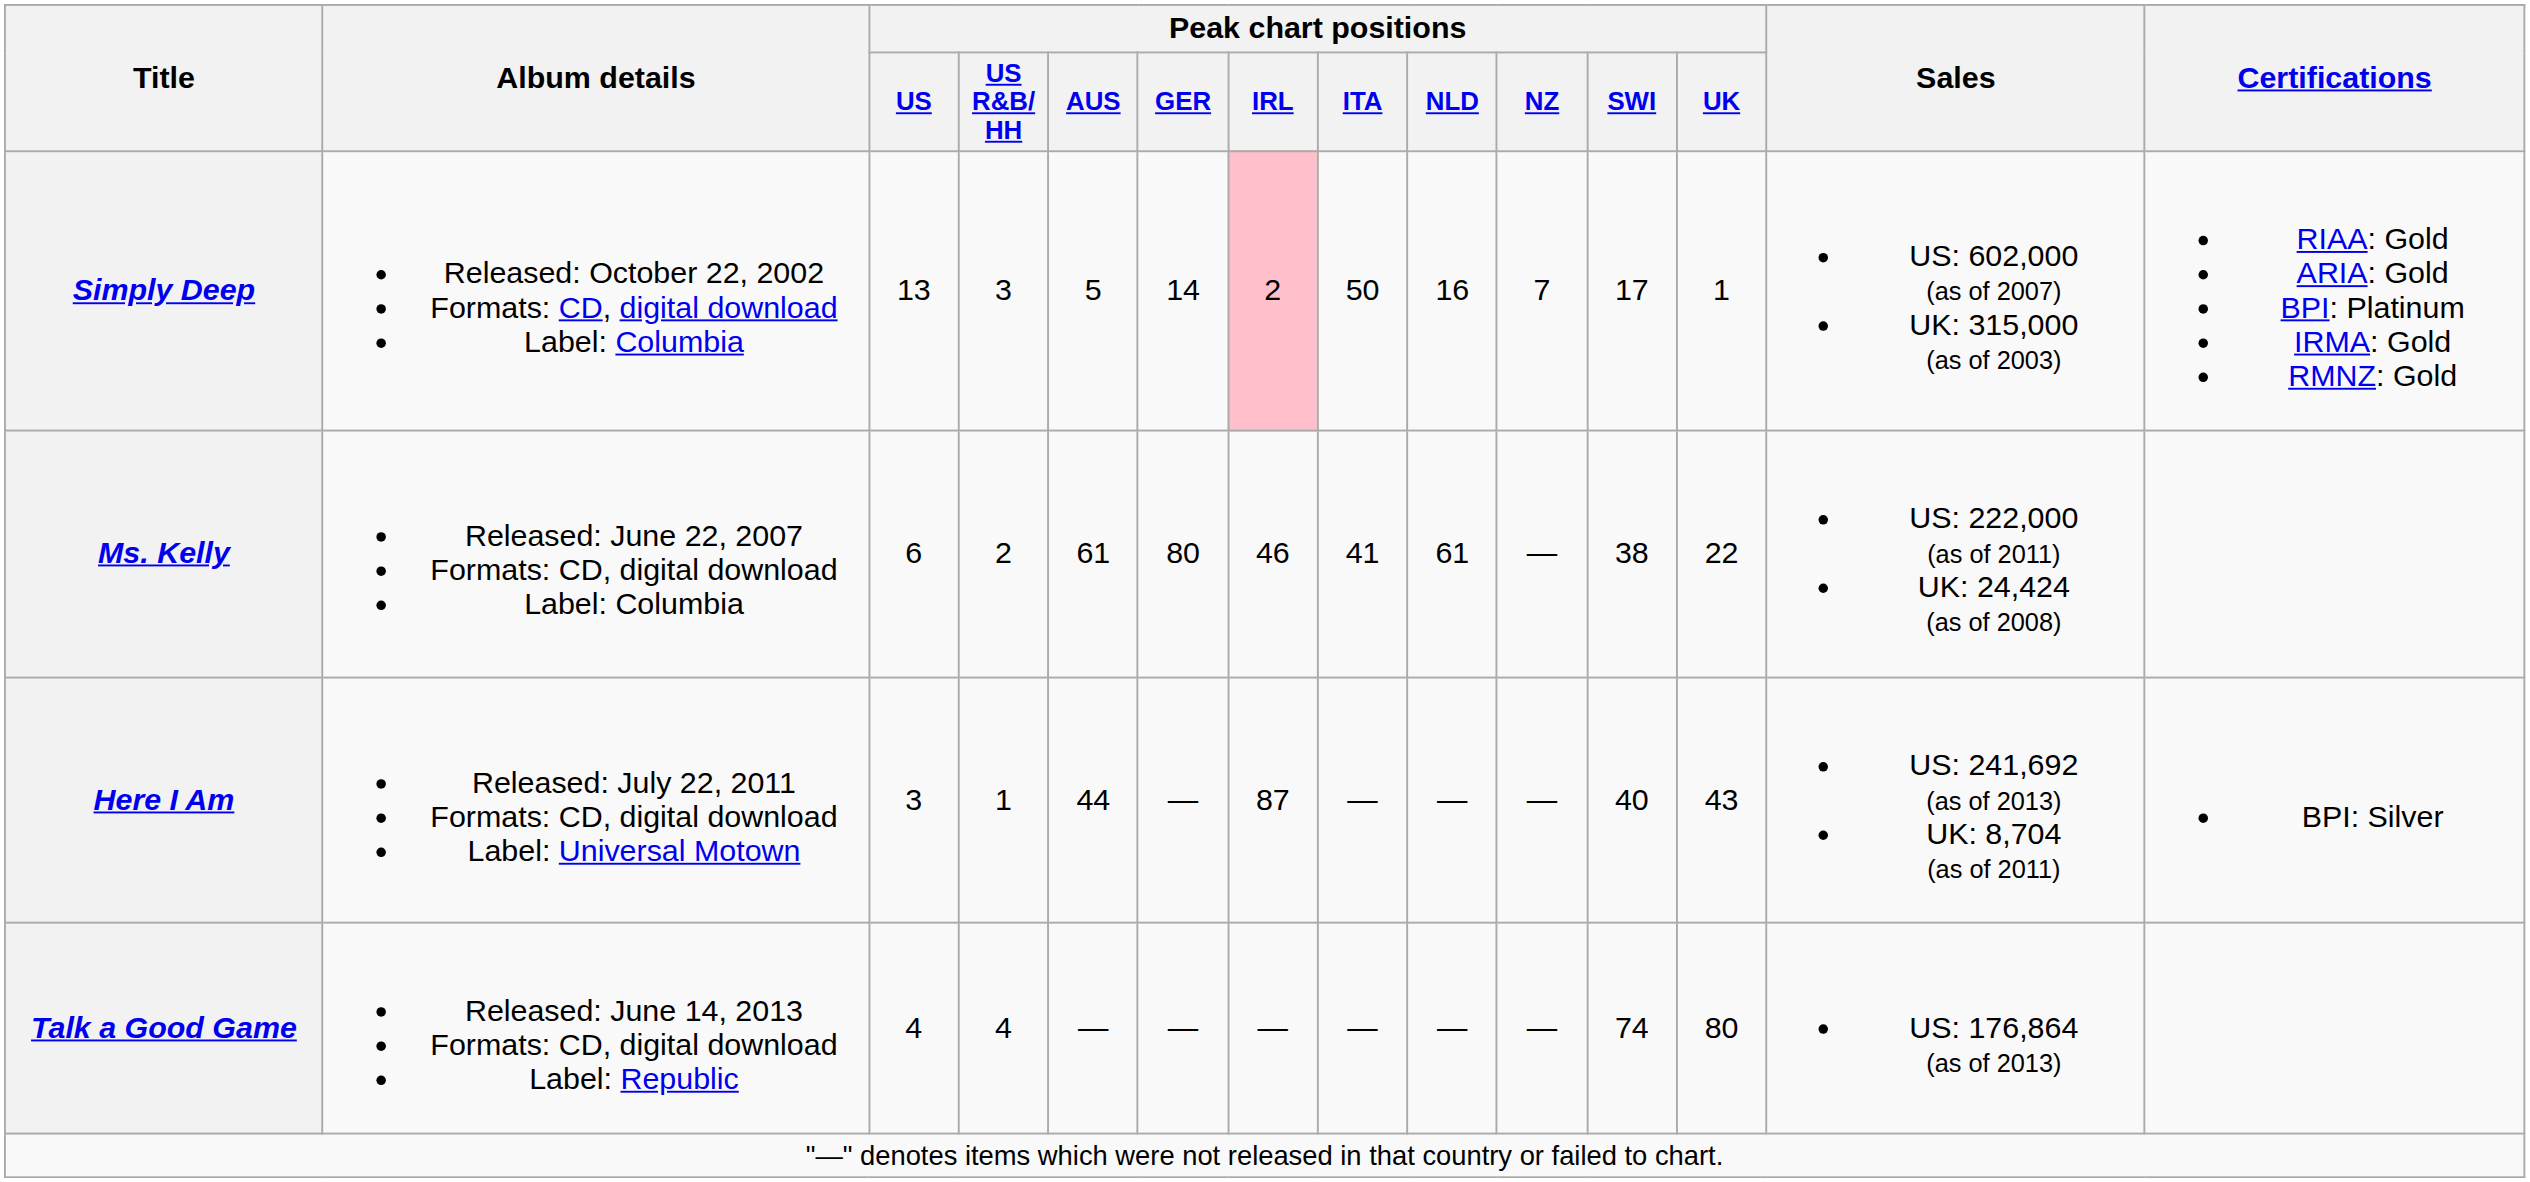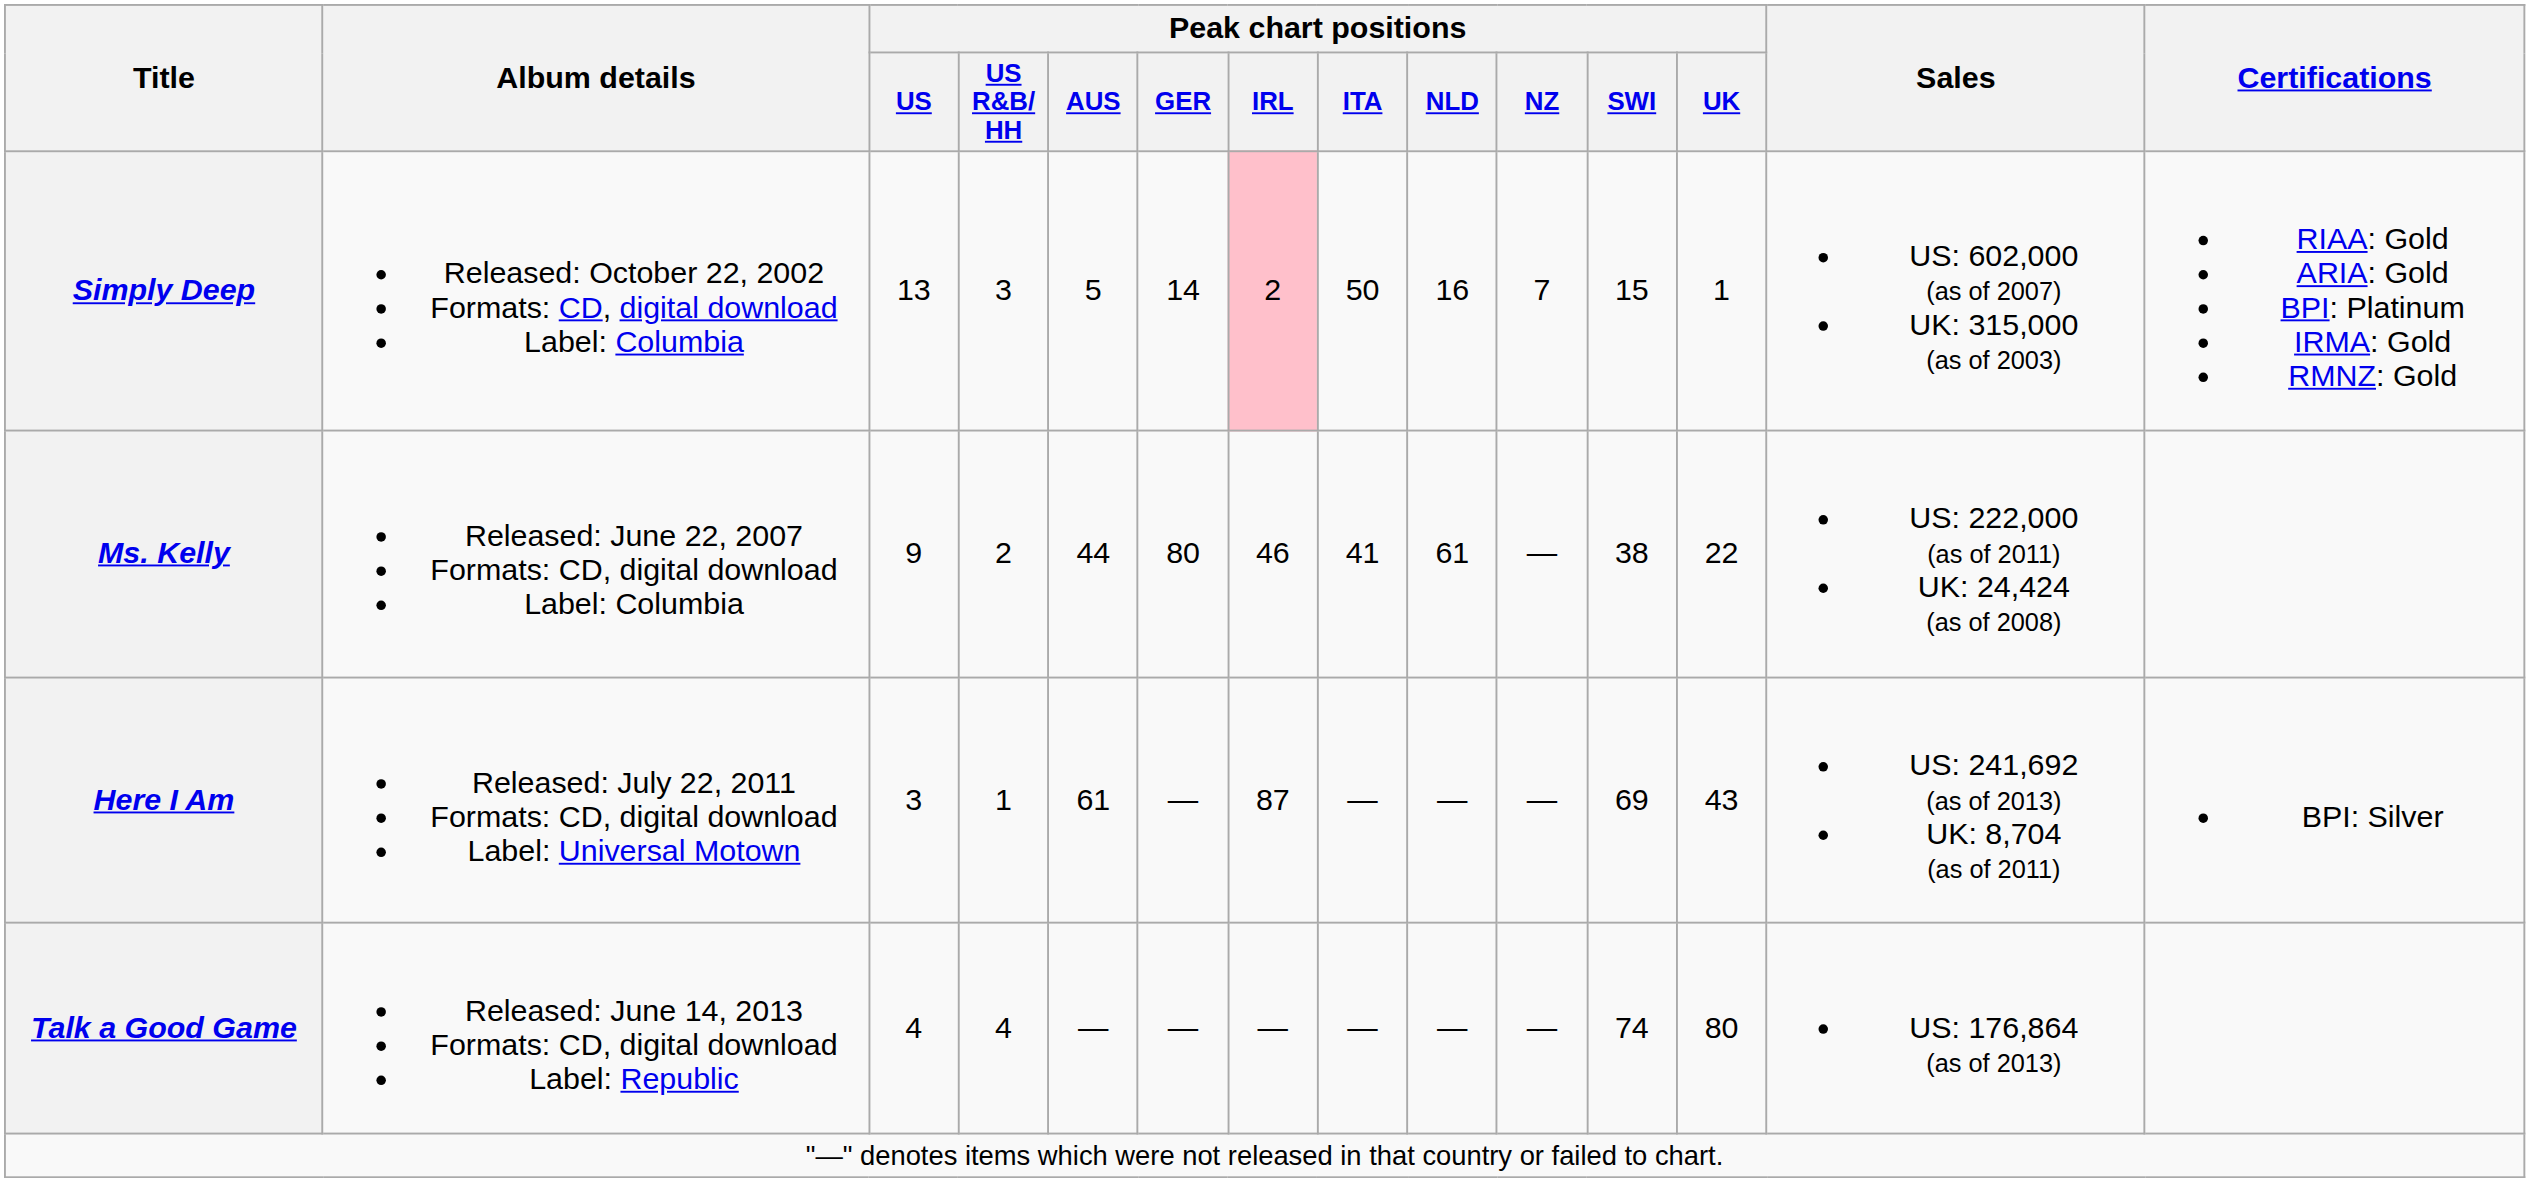(1632, 290) 17 -> (1632, 290) 15
(914, 553) 6 -> (914, 553) 9
(1093, 553) 61 -> (1093, 553) 44
(1093, 799) 44 -> (1093, 799) 61
(1632, 799) 40 -> (1632, 799) 69
